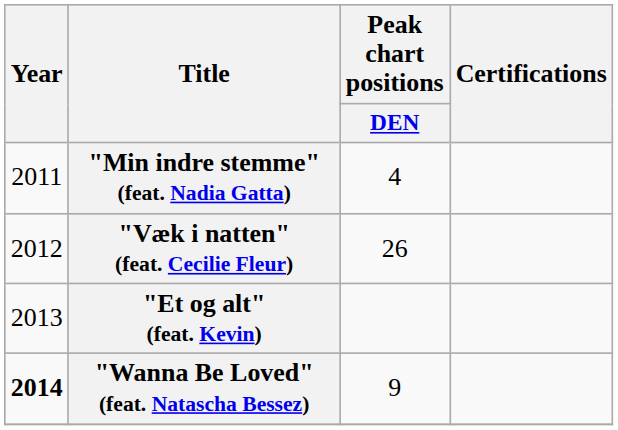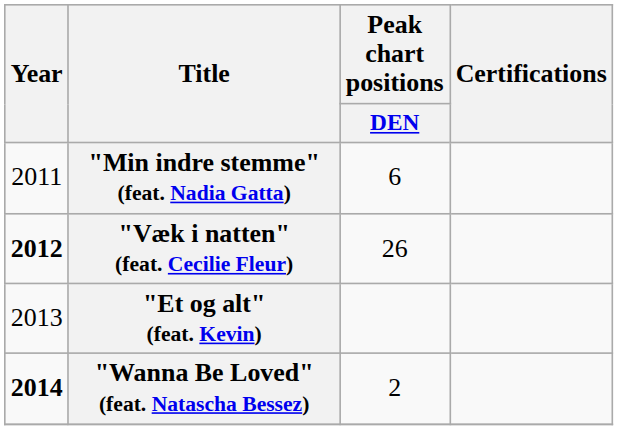(395, 177) 4 -> (395, 177) 6
(37, 247) normal -> (37, 247) bold
(395, 388) 9 -> (395, 388) 2
